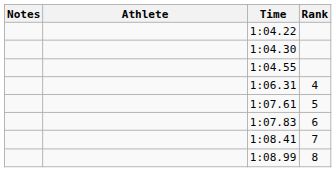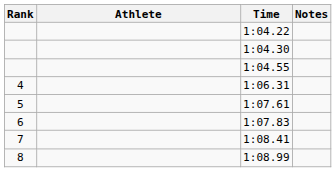columns swapped: (315, 13) <-> (24, 13)
